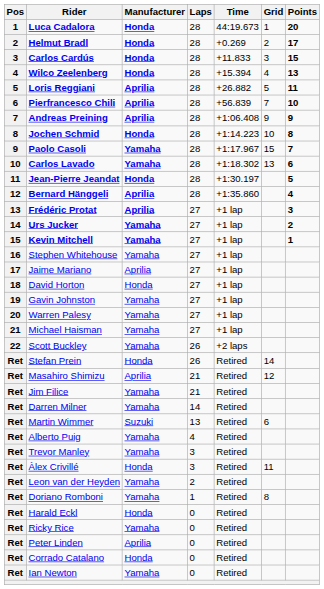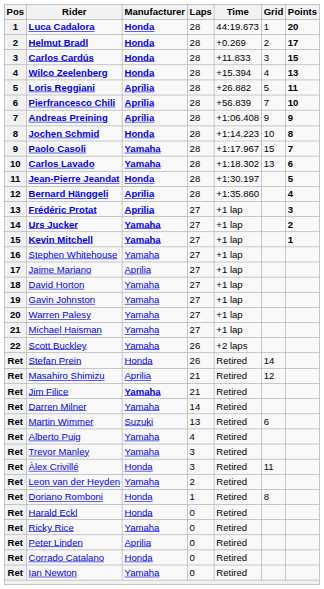(139, 285) Honda -> (142, 285) Yamaha
(142, 391) normal -> (143, 391) bold
(142, 497) Yamaha -> (139, 497) Honda
